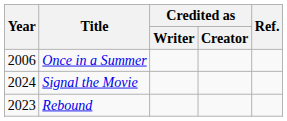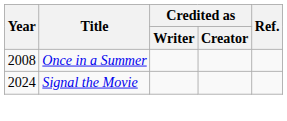(22, 60) 2006 -> (22, 60) 2008
- row: (67, 104)
